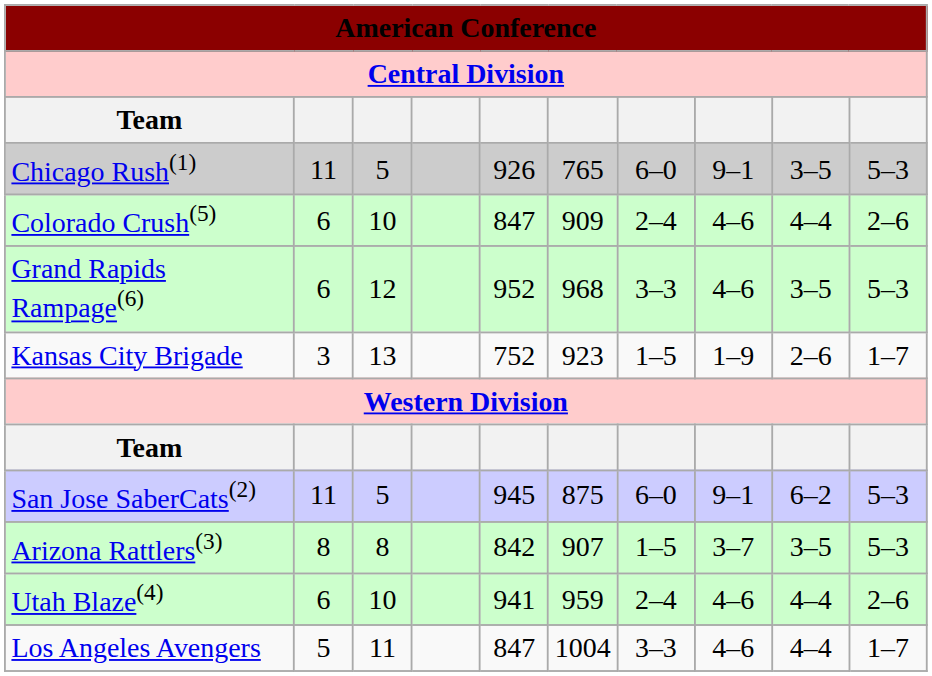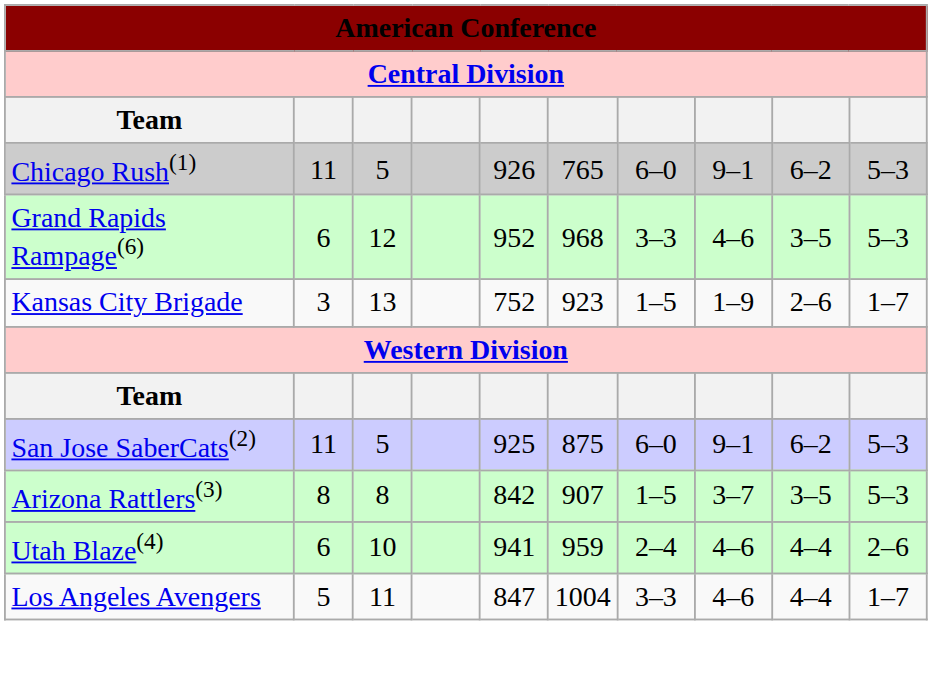(811, 168) 3–5 -> (811, 168) 6–2
- row: (114, 220)
(514, 495) 945 -> (514, 443) 925
